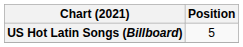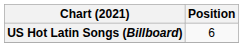(212, 33) 5 -> (212, 33) 6
